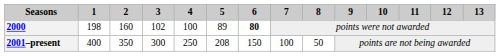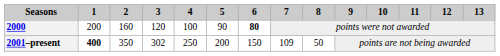(94, 27) 198 -> (94, 27) 200
(158, 27) 102 -> (158, 27) 120
(222, 27) 89 -> (222, 27) 90
(94, 43) normal -> (94, 43) bold
(158, 43) 300 -> (158, 43) 302
(222, 43) 208 -> (222, 43) 200
(286, 43) 100 -> (286, 43) 109
